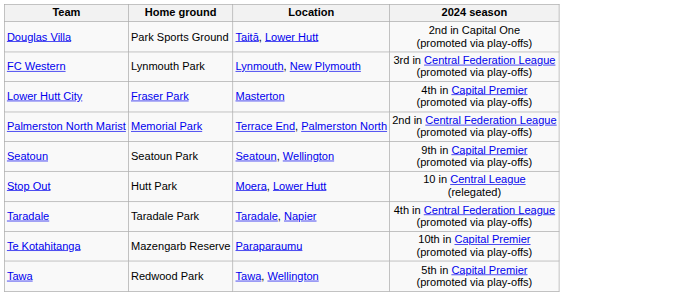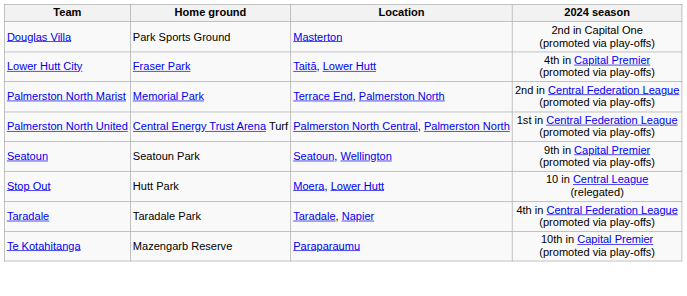(277, 36) Taitā, Lower Hutt -> (318, 36) Masterton
- row: (36, 66)
(260, 96) Masterton -> (335, 66) Taitā, Lower Hutt
+ row: (67, 126)
- row: (20, 276)
